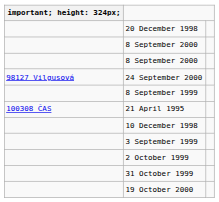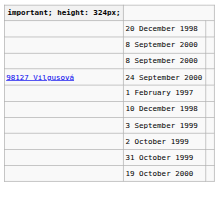- row: (64, 93)
- row: (29, 109)
+ row: (64, 93)
